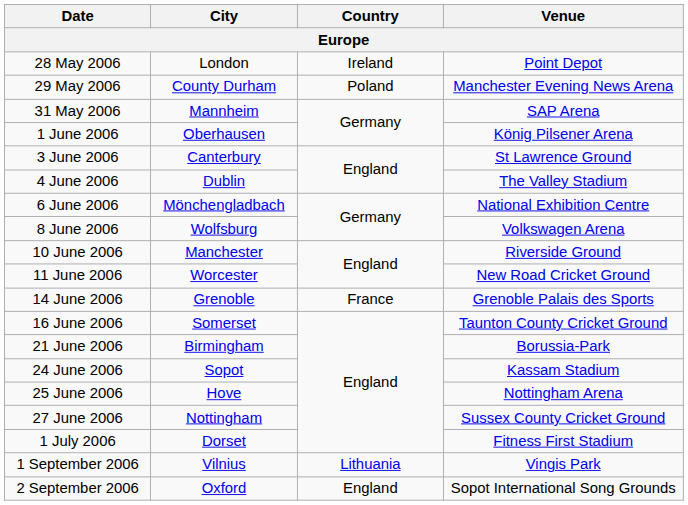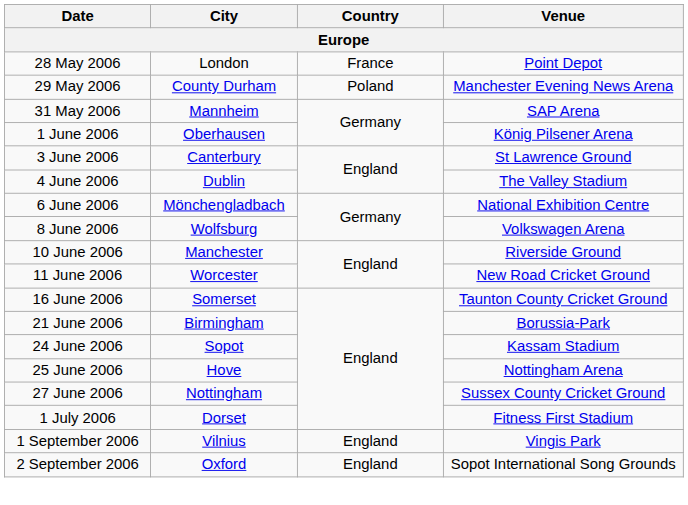(370, 63) Ireland -> (370, 63) France
- row: (78, 299)
(370, 464) Lithuania -> (370, 441) England
